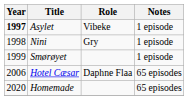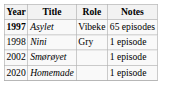(155, 27) 1 episode -> (132, 27) 65 episodes
(16, 57) 1999 -> (16, 57) 2002
- row: (55, 73)
(159, 88) 65 episodes -> (128, 73) 1 episode
